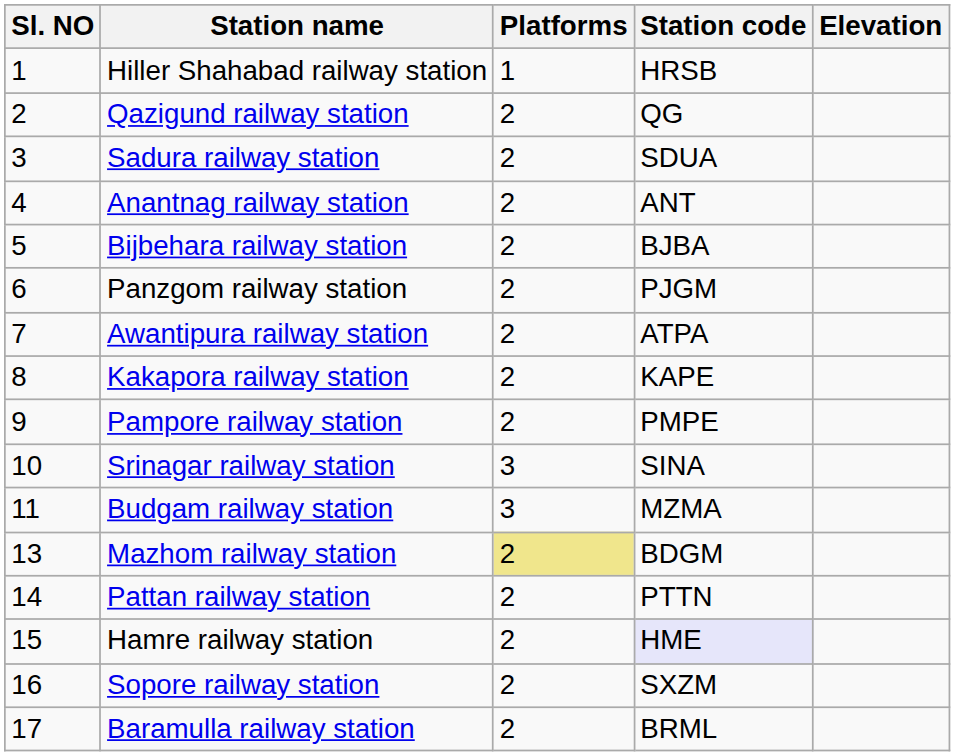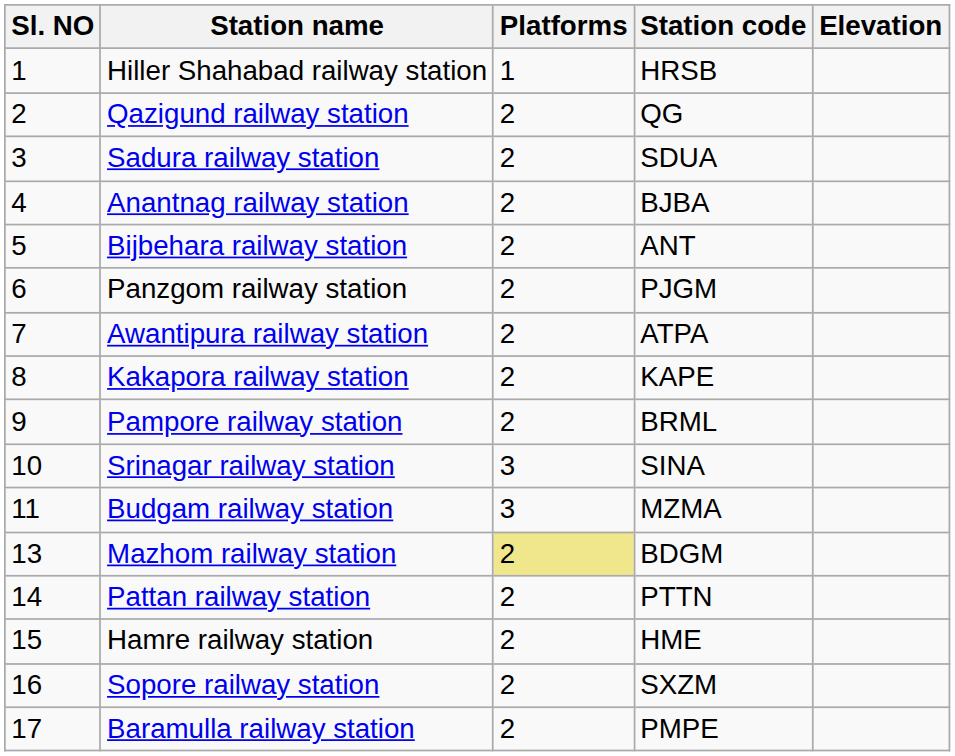(668, 202) ANT -> (675, 202) BJBA
(675, 245) BJBA -> (668, 245) ANT
(680, 421) PMPE -> (679, 421) BRML
(671, 641) lavender background -> (671, 641) no background
(679, 728) BRML -> (680, 728) PMPE
